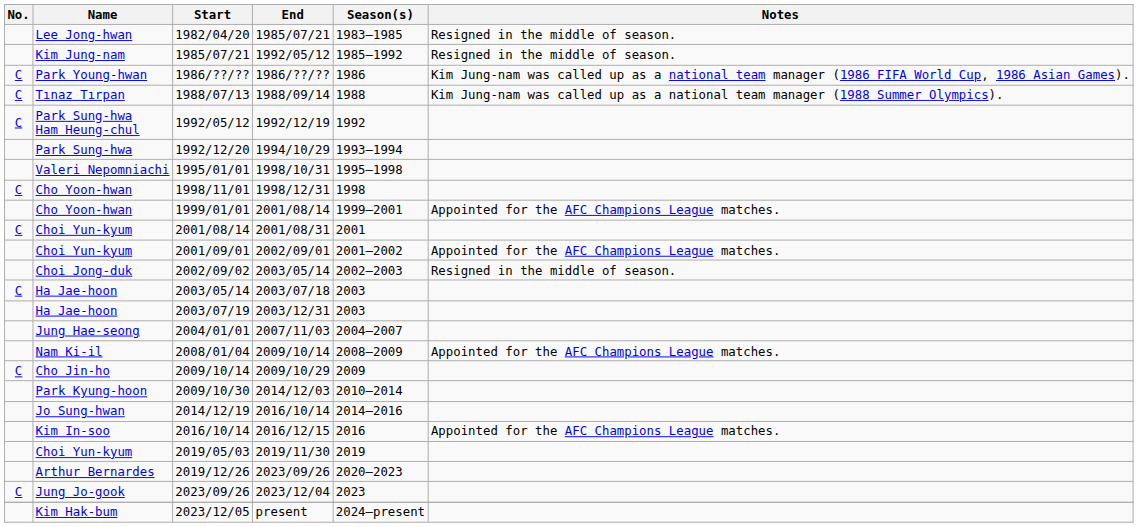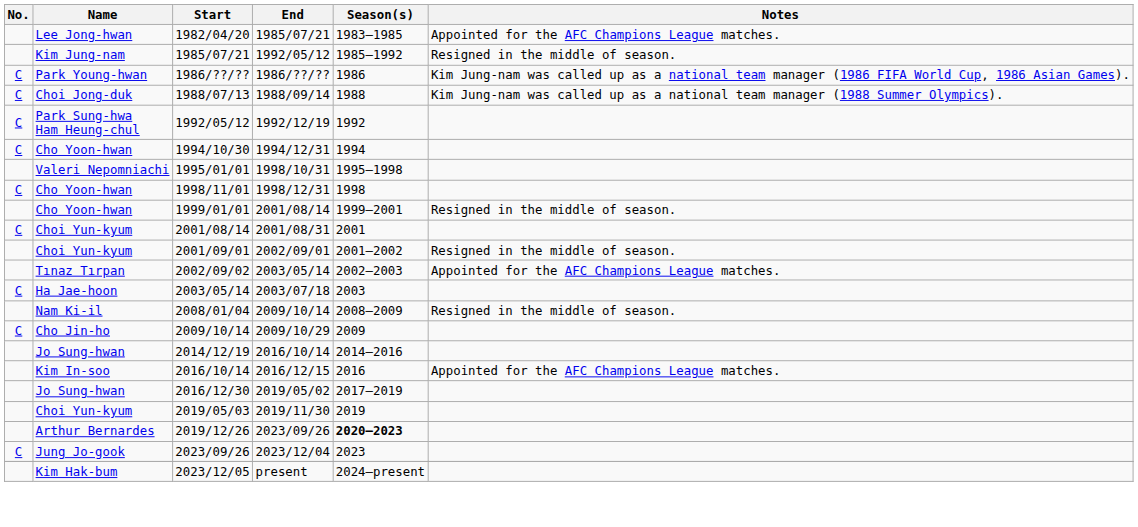(554, 35) Resigned in the middle of season. -> (606, 35) Appointed for the AFC Champions League matches.
(80, 95) Tınaz Tırpan -> (84, 95) Choi Jong-duk
- row: (213, 150)
+ row: (213, 150)
(606, 210) Appointed for the AFC Champions League matches. -> (554, 210) Resigned in the middle of season.
(606, 250) Appointed for the AFC Champions League matches. -> (554, 250) Resigned in the middle of season.
(84, 270) Choi Jong-duk -> (80, 270) Tınaz Tırpan
(554, 270) Resigned in the middle of season. -> (606, 270) Appointed for the AFC Champions League matches.
- row: (213, 311)
- row: (213, 331)
(606, 351) Appointed for the AFC Champions League matches. -> (554, 311) Resigned in the middle of season.
- row: (213, 391)
+ row: (213, 391)
(369, 472) normal -> (369, 431) bold
